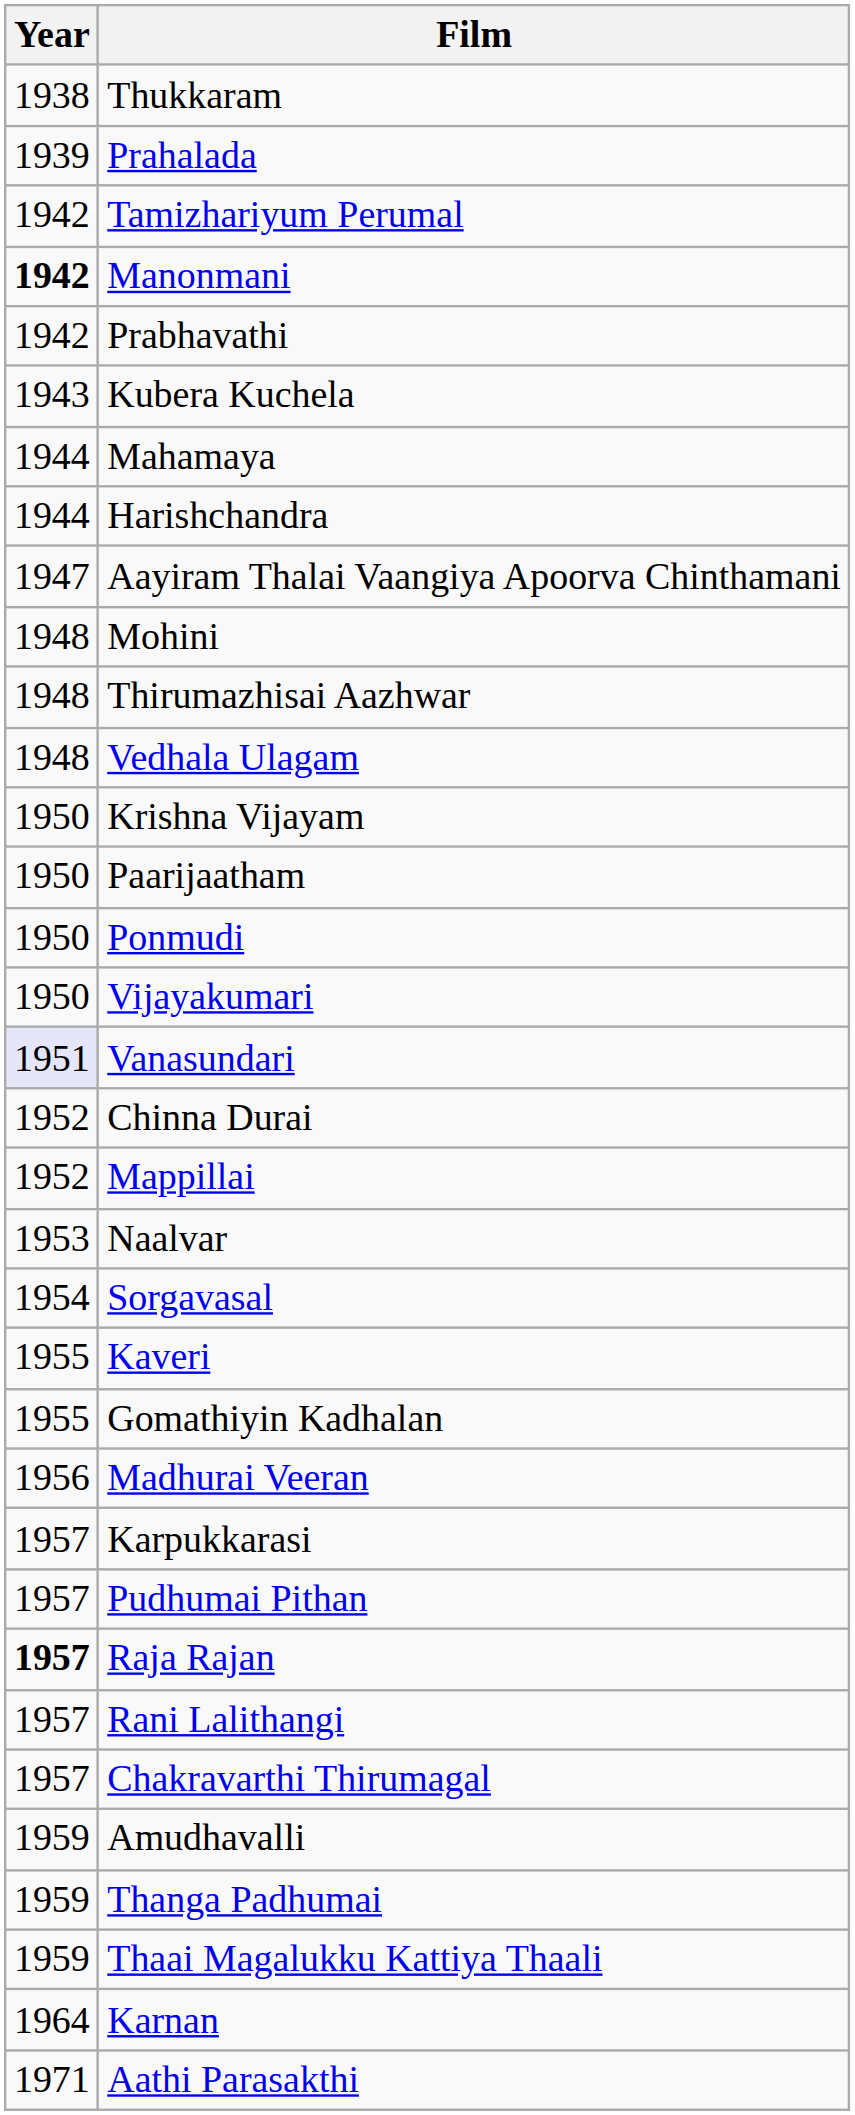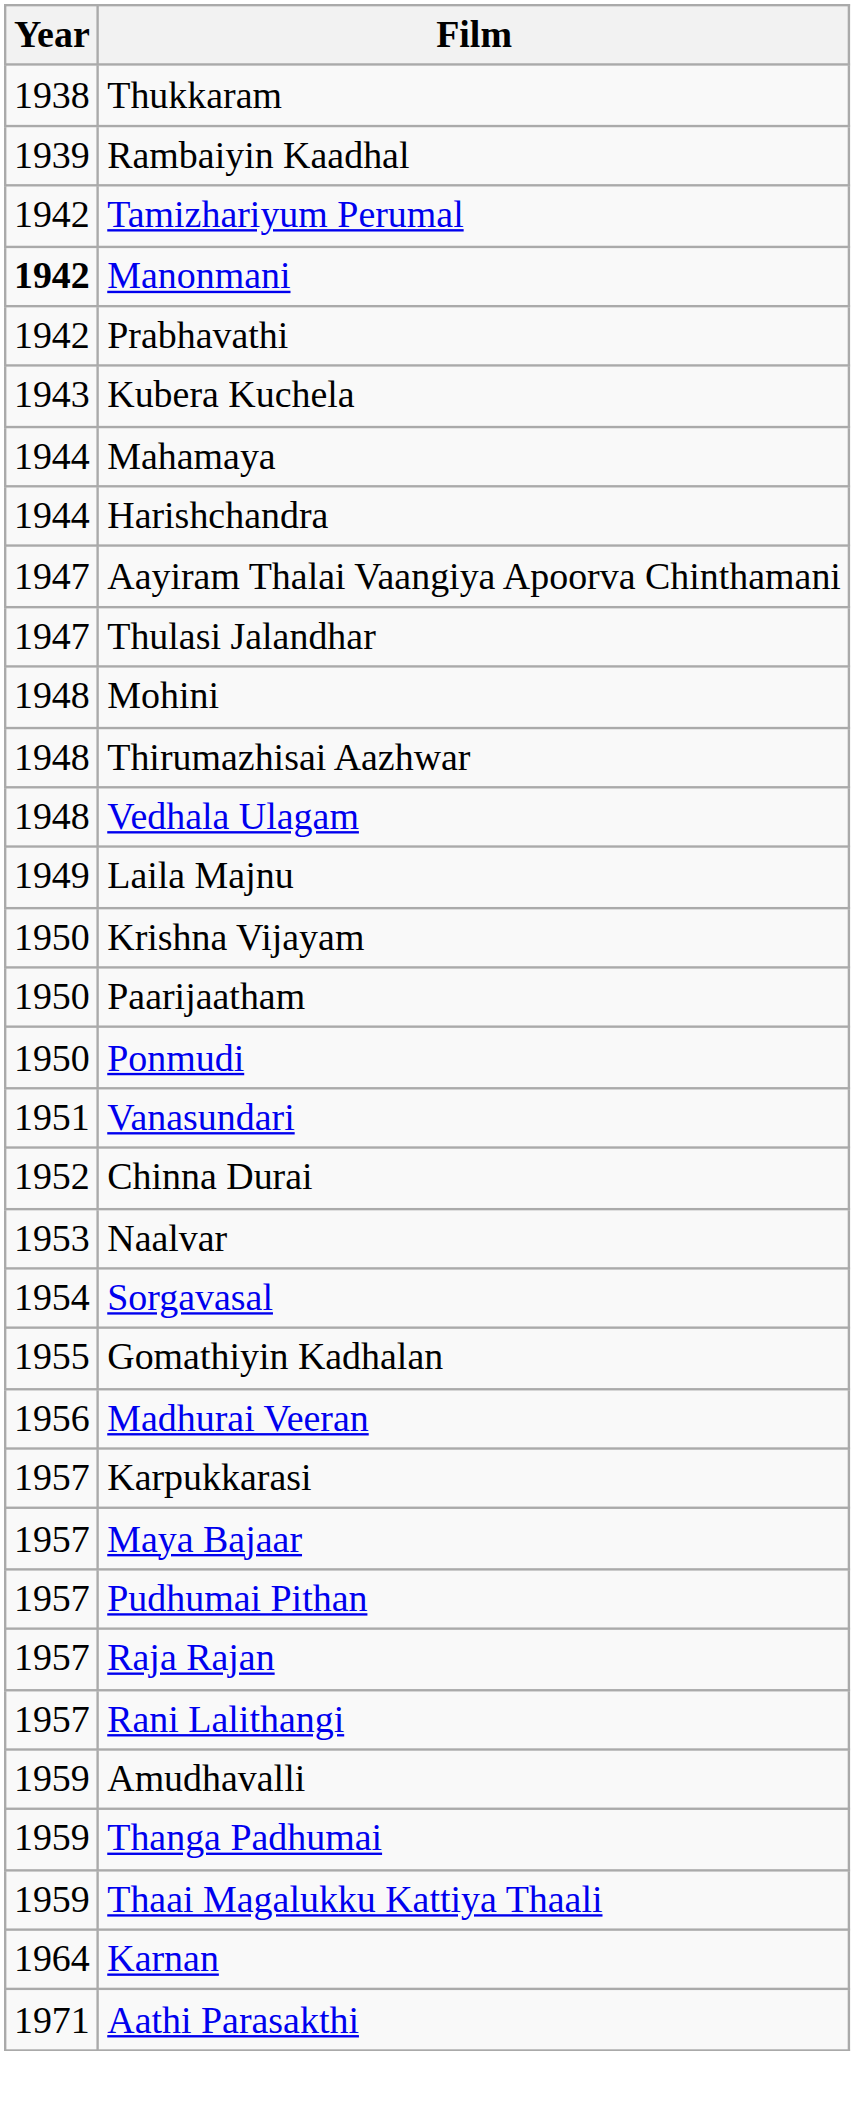+ row: (258, 154)
- row: (182, 154)
+ row: (241, 635)
+ row: (200, 876)
- row: (210, 996)
(52, 1056) lavender background -> (52, 1117) no background
- row: (181, 1177)
- row: (159, 1357)
+ row: (205, 1538)
(52, 1658) bold -> (52, 1658) normal
- row: (299, 1778)
